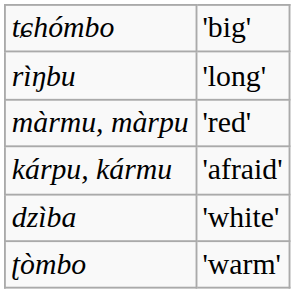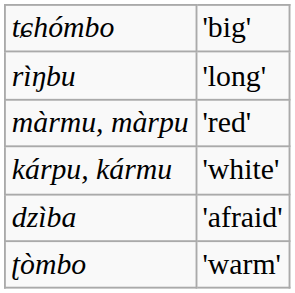(243, 169) 'afraid' -> (241, 169) 'white'
(241, 216) 'white' -> (243, 216) 'afraid'
